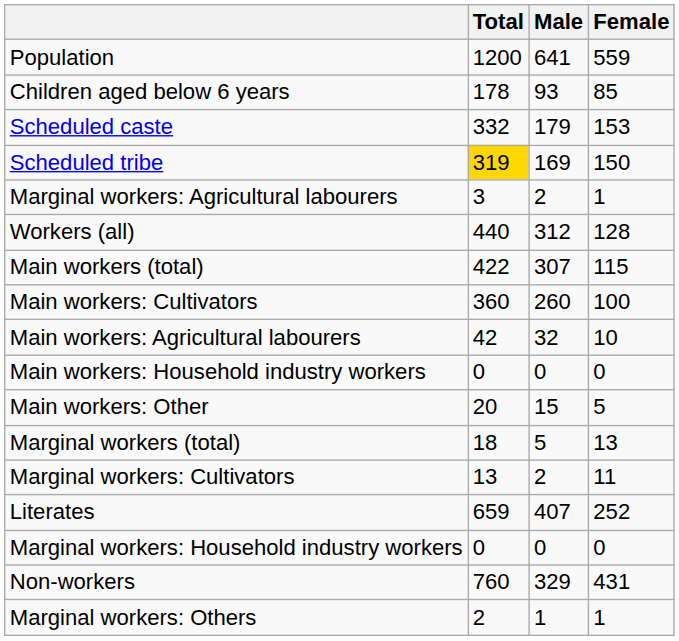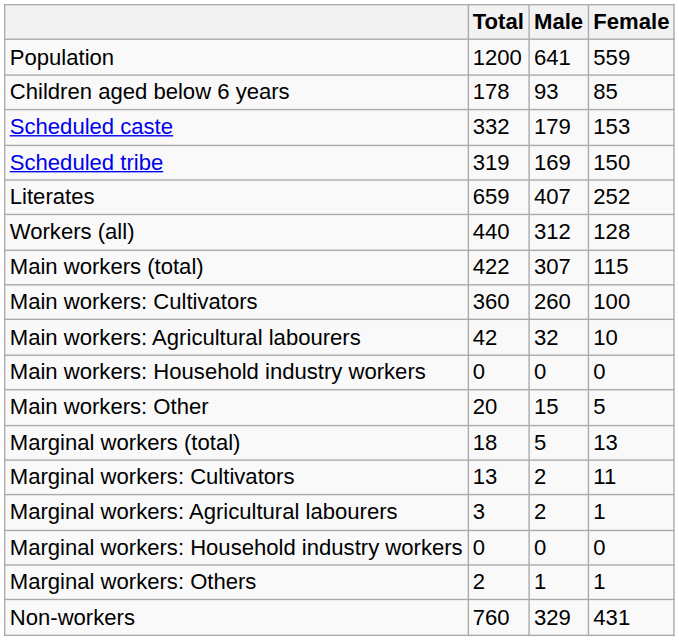(491, 162) gold background -> (491, 162) no background
rows swapped: (52, 512) <-> (204, 197)
rows swapped: (133, 617) <-> (72, 582)
